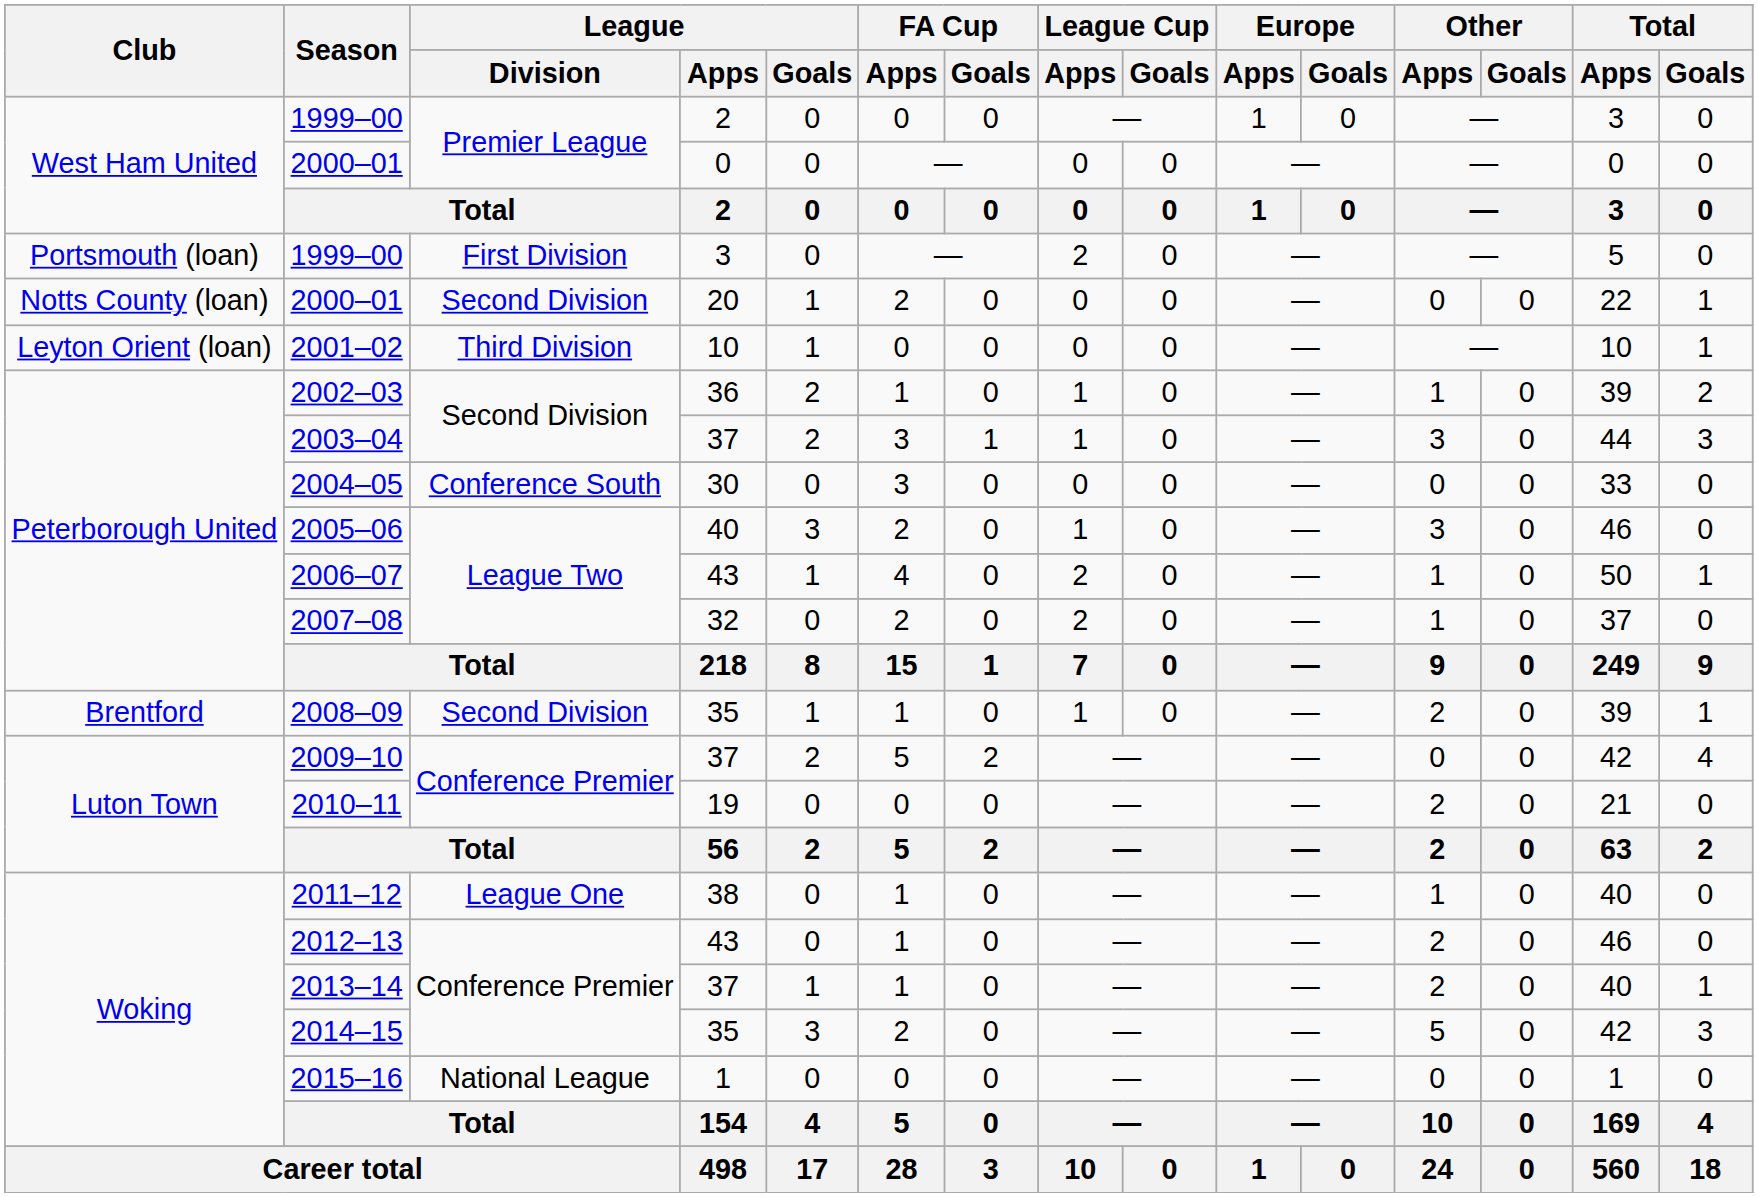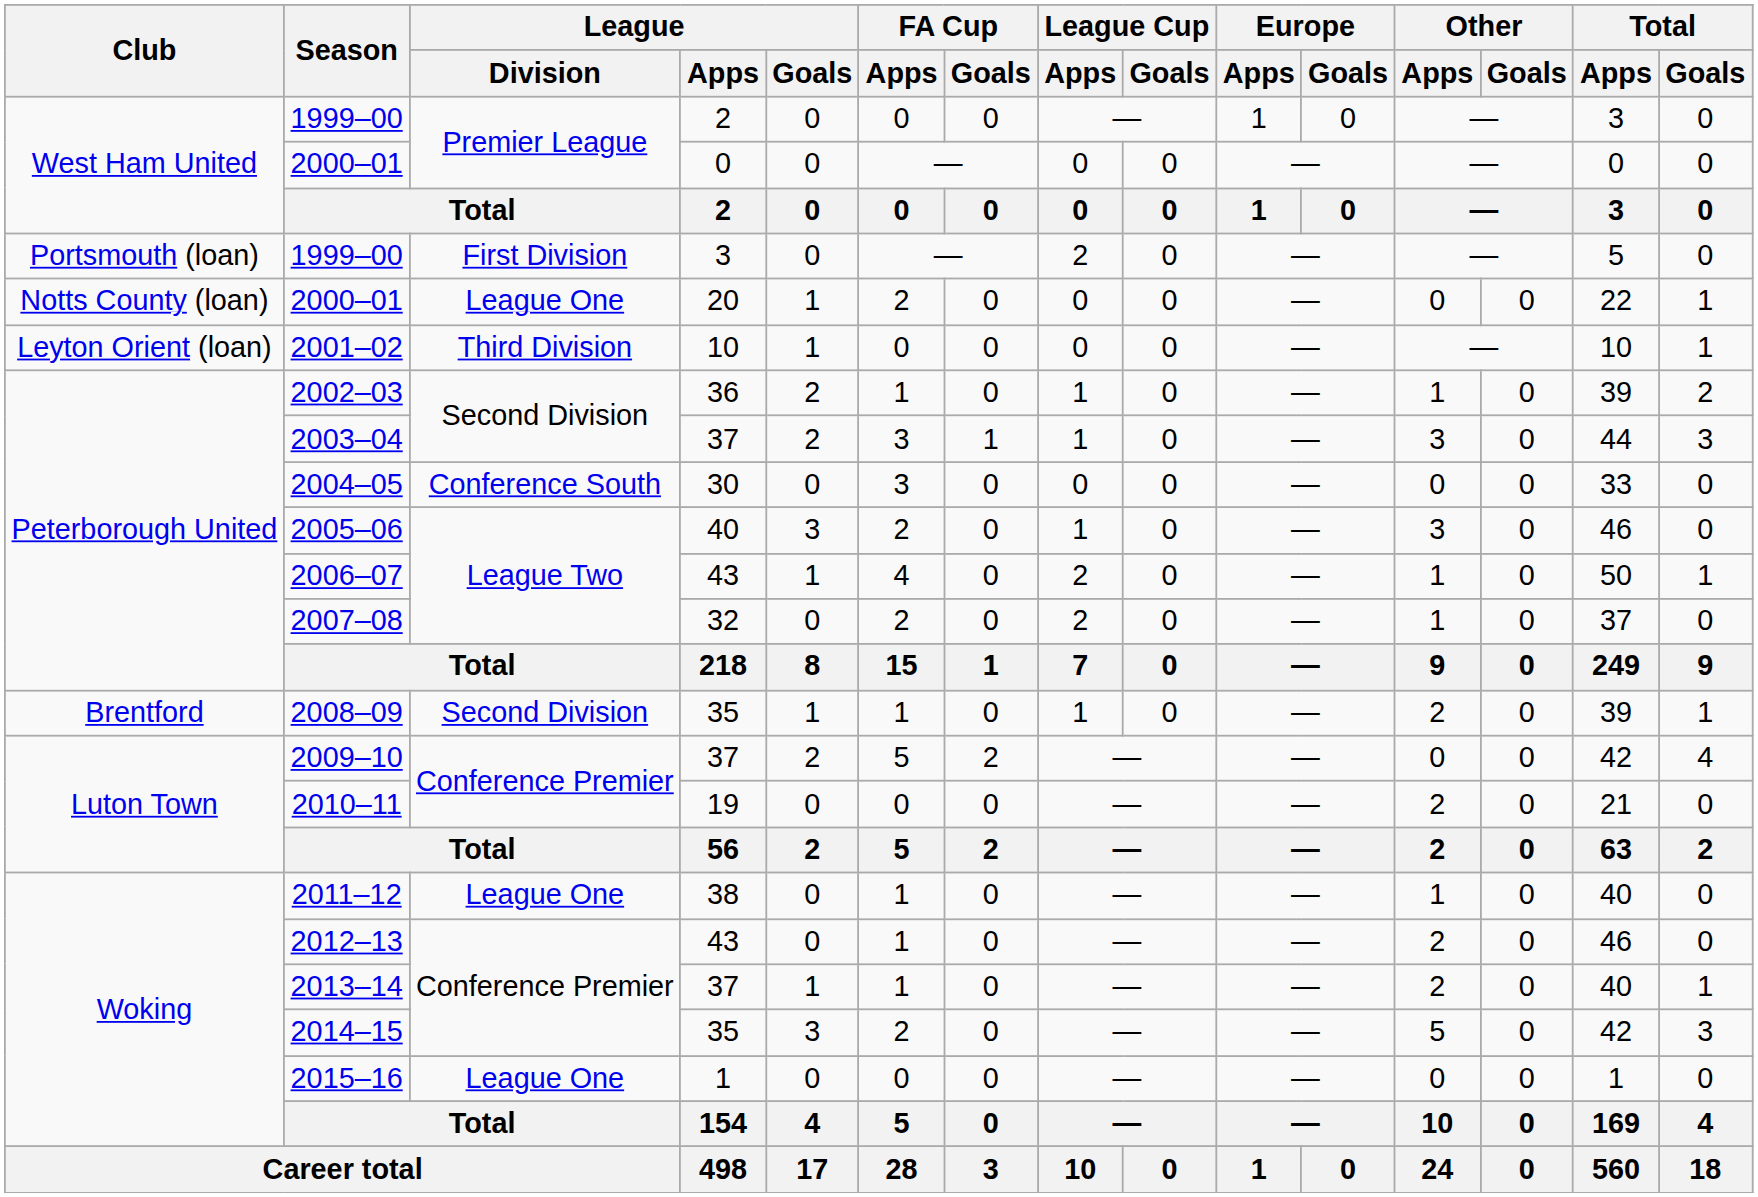(545, 301) Second Division -> (545, 301) League One
(545, 1077) National League -> (545, 1077) League One
